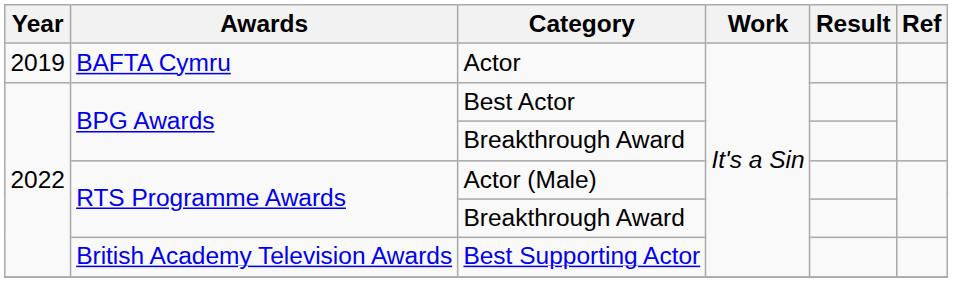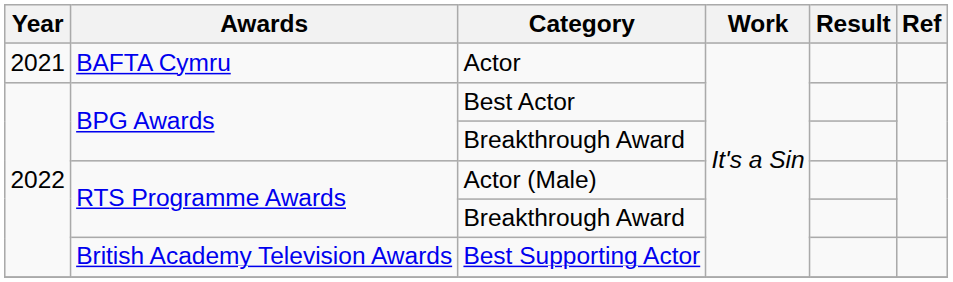(38, 62) 2019 -> (38, 62) 2021
